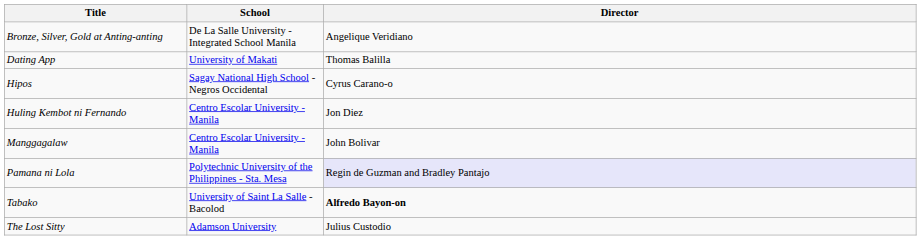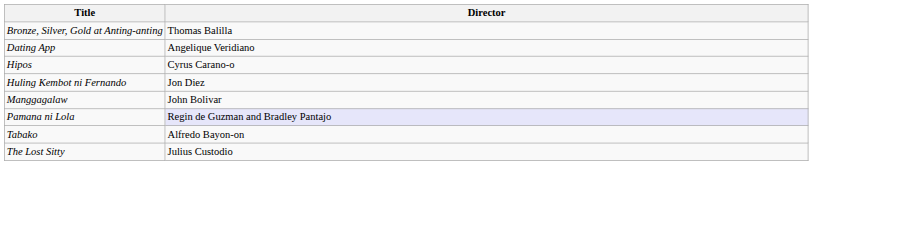- column: (255, 13)
(369, 37) Angelique Veridiano -> (200, 30) Thomas Balilla
(358, 60) Thomas Balilla -> (211, 48) Angelique Veridiano
(366, 203) bold -> (206, 134) normal
